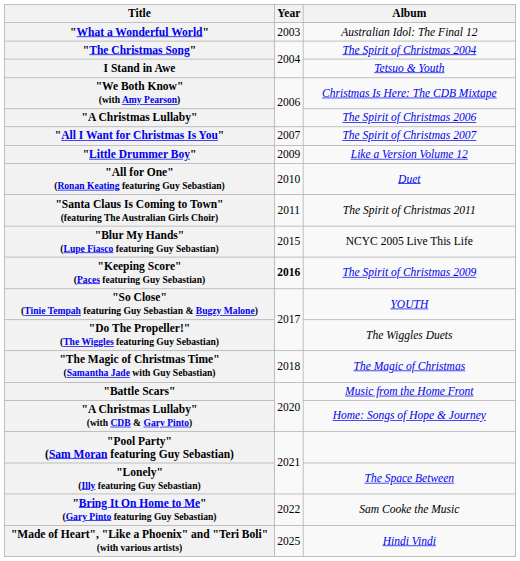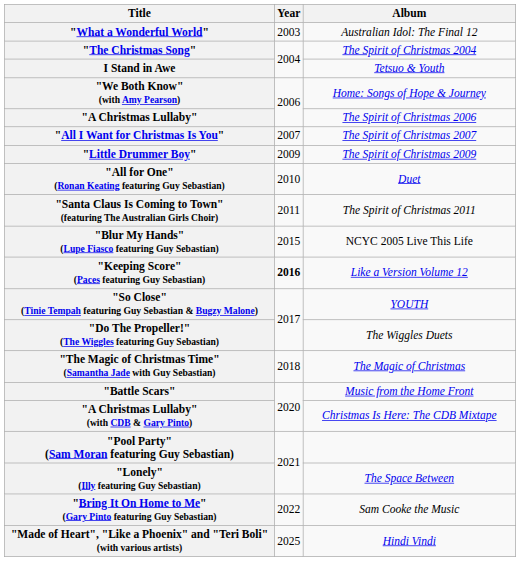(409, 93) Christmas Is Here: The CDB Mixtape -> (409, 93) Home: Songs of Hope & Journey
(409, 154) Like a Version Volume 12 -> (409, 154) The Spirit of Christmas 2009
(409, 272) The Spirit of Christmas 2009 -> (409, 272) Like a Version Volume 12
(409, 416) Home: Songs of Hope & Journey -> (409, 416) Christmas Is Here: The CDB Mixtape
